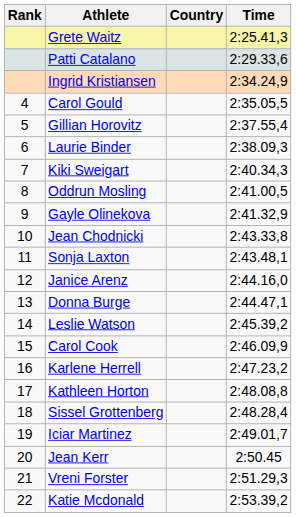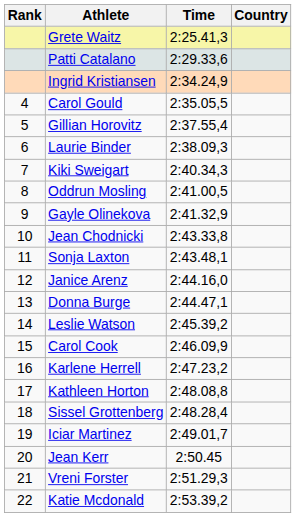columns swapped: (196, 15) <-> (259, 15)
